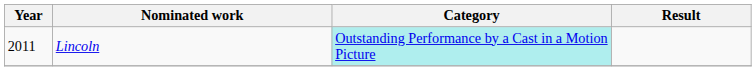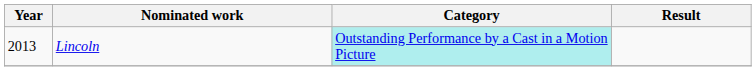(22, 46) 2011 -> (22, 46) 2013
